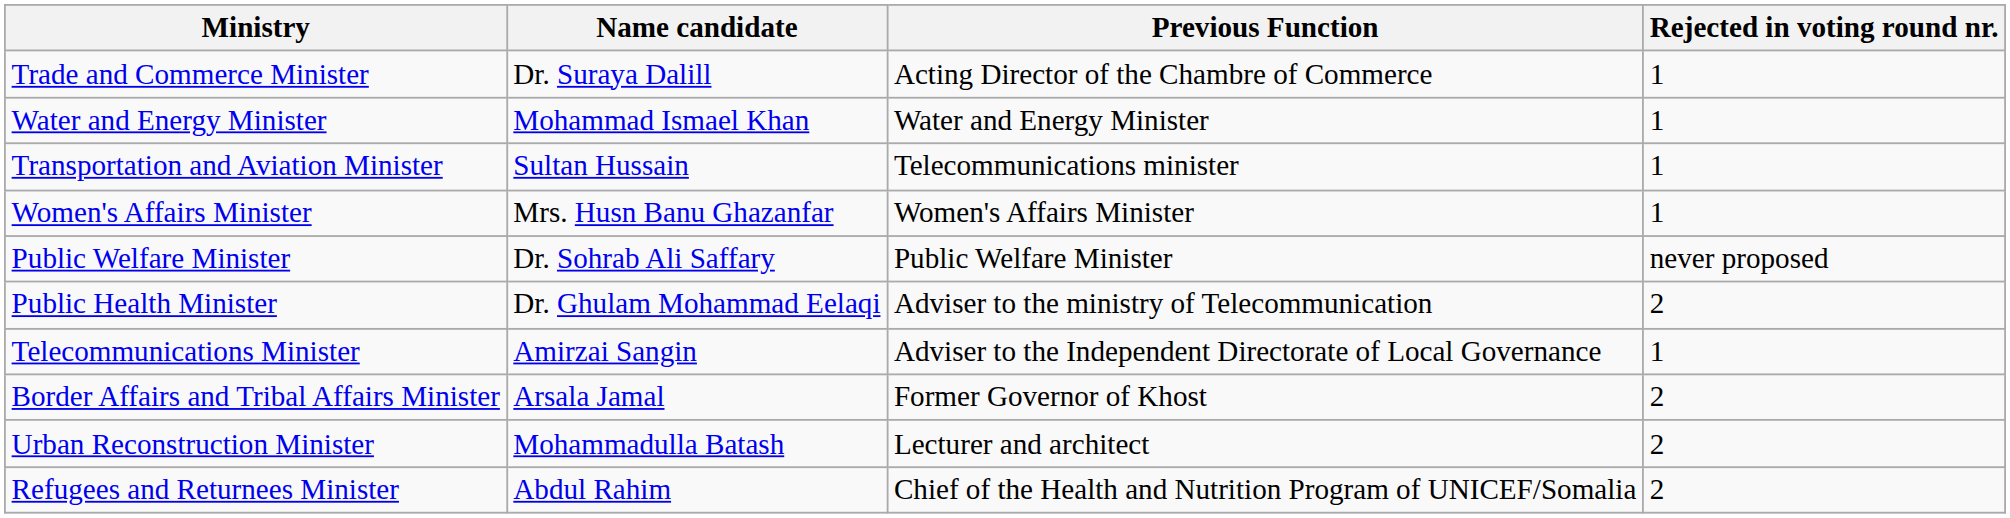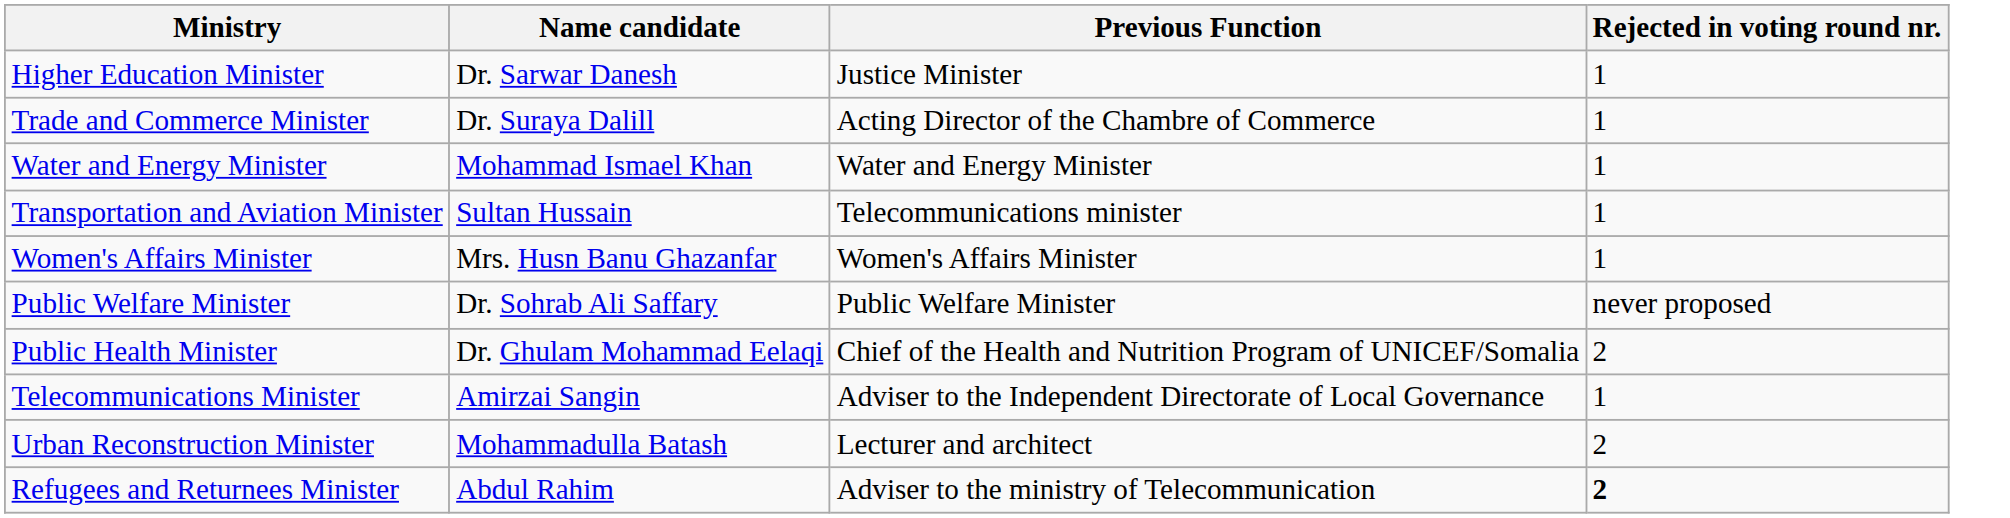+ row: (168, 73)
(1163, 304) Adviser to the ministry of Telecommunication -> (1208, 350) Chief of the Health and Nutrition Program of UNICEF/Somalia
- row: (256, 397)
(1265, 489) Chief of the Health and Nutrition Program of UNICEF/Somalia -> (1106, 489) Adviser to the ministry of Telecommunication
(1657, 489) normal -> (1600, 489) bold
